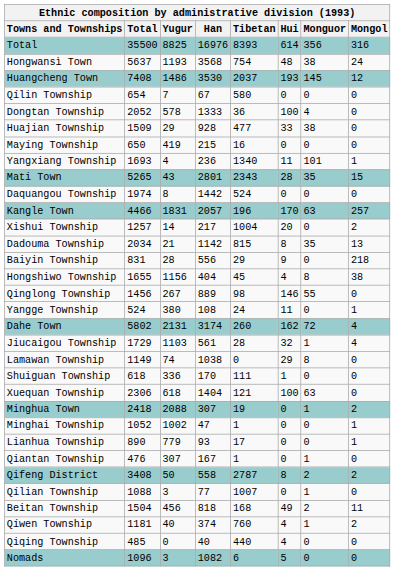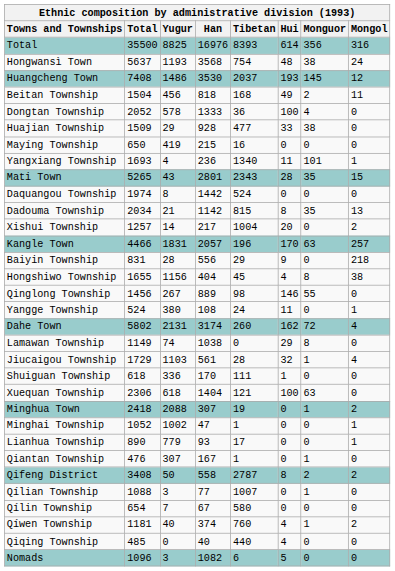rows swapped: (52, 508) <-> (49, 95)
rows swapped: (55, 244) <-> (40, 211)
rows swapped: (62, 343) <-> (55, 360)
